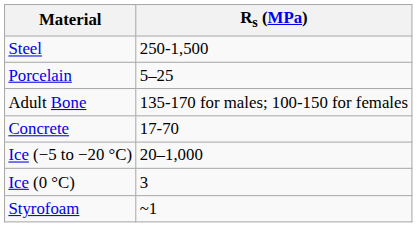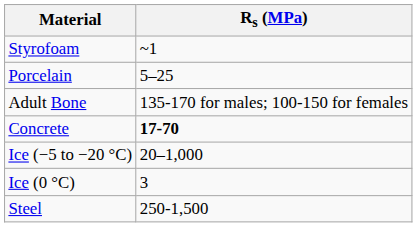rows swapped: (25, 48) <-> (44, 208)
(159, 128) normal -> (159, 128) bold
